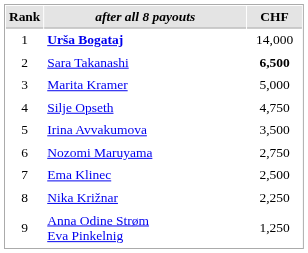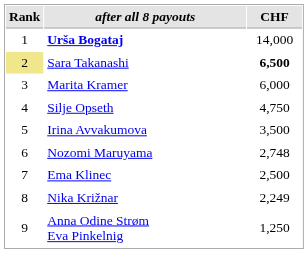(25, 62) no background -> (25, 62) khaki background
(275, 85) 5,000 -> (275, 85) 6,000
(275, 152) 2,750 -> (275, 152) 2,748
(275, 198) 2,250 -> (275, 198) 2,249
